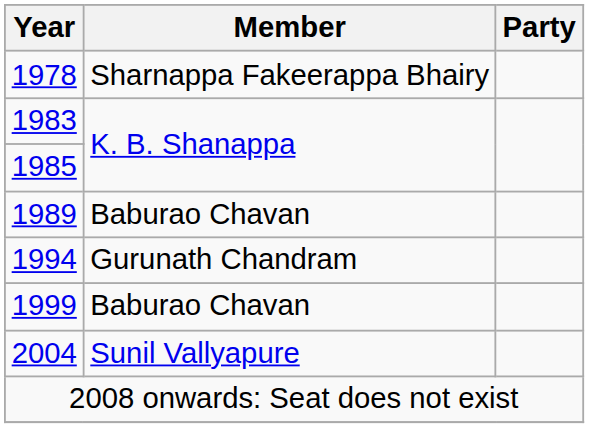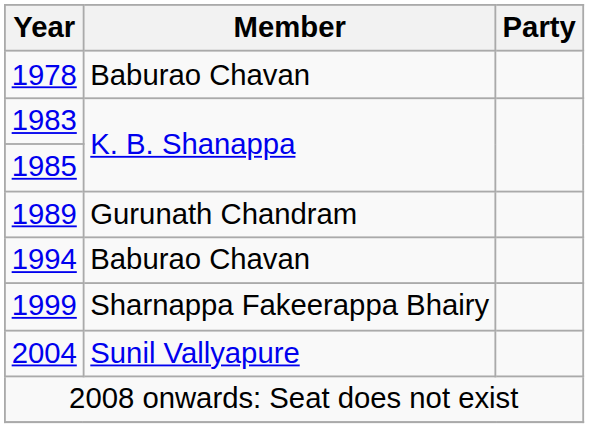(290, 74) Sharnappa Fakeerappa Bhairy -> (200, 74) Baburao Chavan
(200, 213) Baburao Chavan -> (224, 213) Gurunath Chandram
(224, 259) Gurunath Chandram -> (200, 259) Baburao Chavan
(200, 306) Baburao Chavan -> (290, 306) Sharnappa Fakeerappa Bhairy
